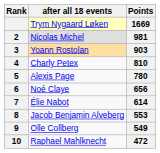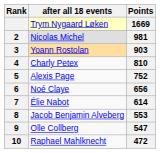(141, 76) 780 -> (141, 76) 752
(141, 128) 549 -> (141, 128) 547
